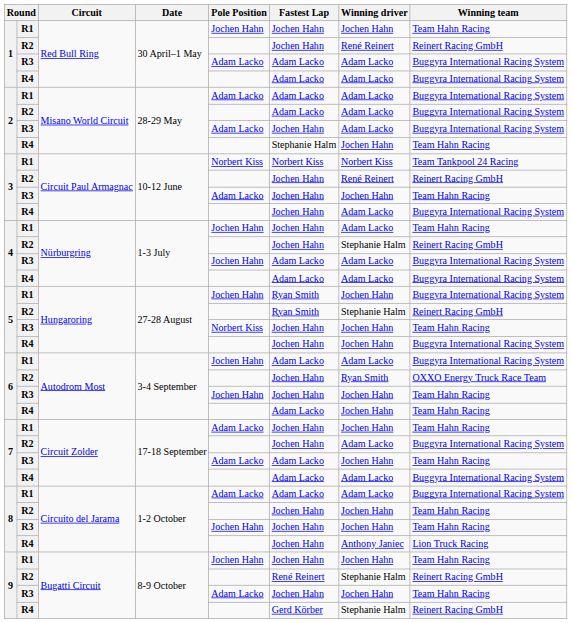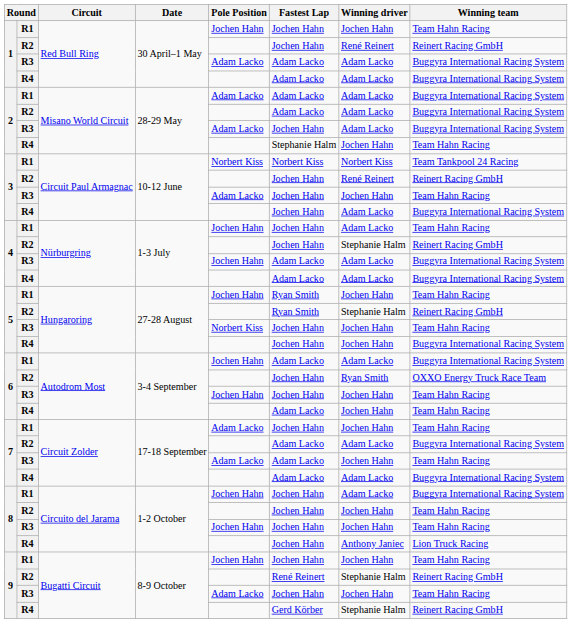(488, 294) Buggyra International Racing System -> (451, 294) Team Hahn Racing
(298, 444) Jochen Hahn -> (298, 444) Adam Lacko
(237, 493) Adam Lacko -> (237, 493) Jochen Hahn
(298, 493) Adam Lacko -> (298, 493) Jochen Hahn
